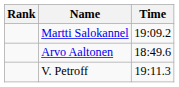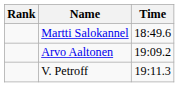(153, 33) 19:09.2 -> (153, 33) 18:49.6
(153, 52) 18:49.6 -> (153, 52) 19:09.2
